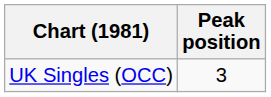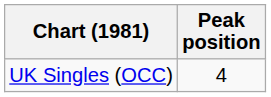(221, 75) 3 -> (221, 75) 4
